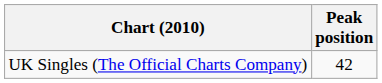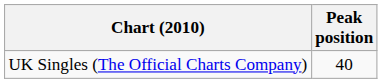(344, 64) 42 -> (344, 64) 40
